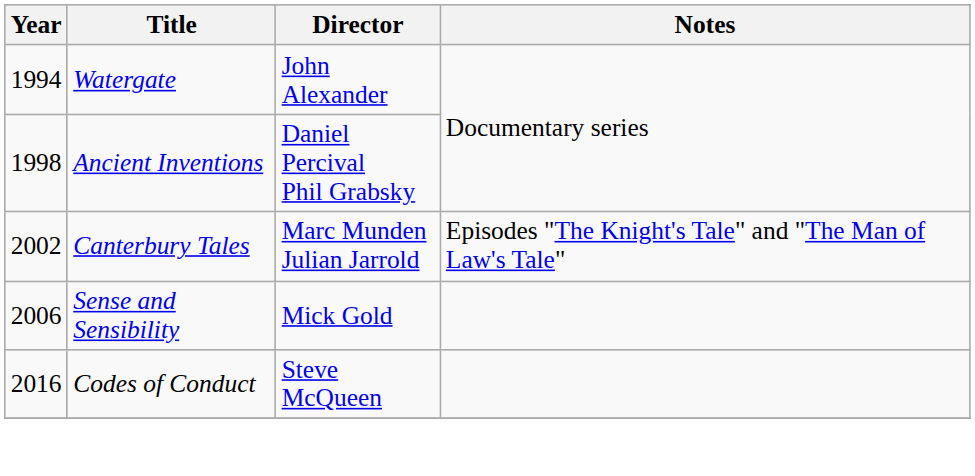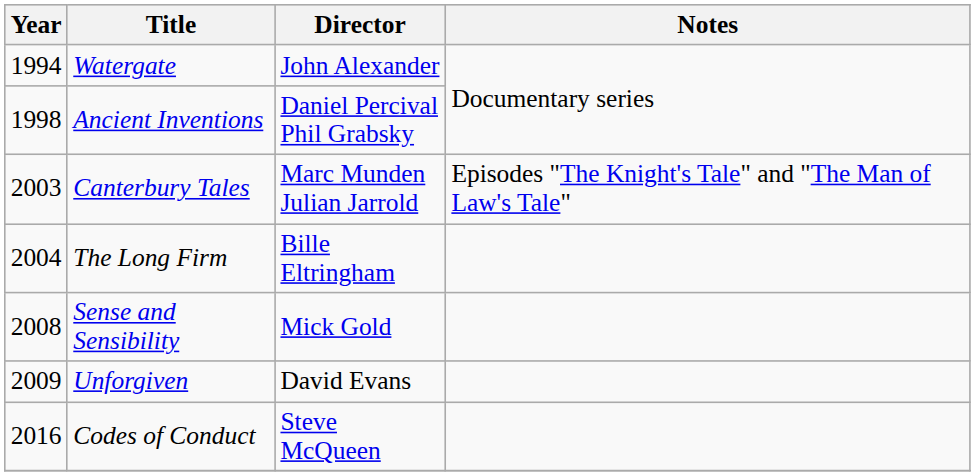(36, 245) 2002 -> (36, 188) 2003
+ row: (150, 257)
(36, 314) 2006 -> (36, 326) 2008
+ row: (131, 381)
